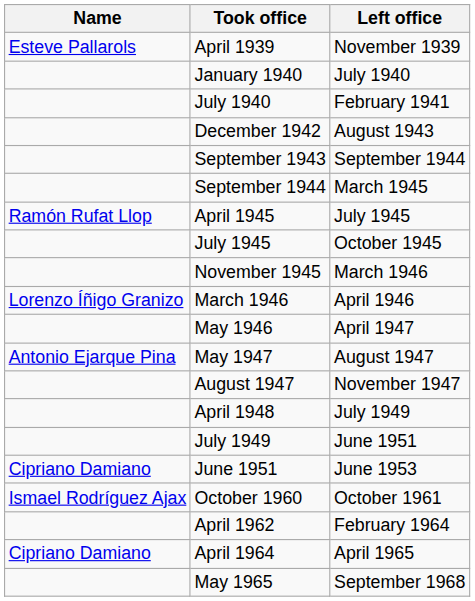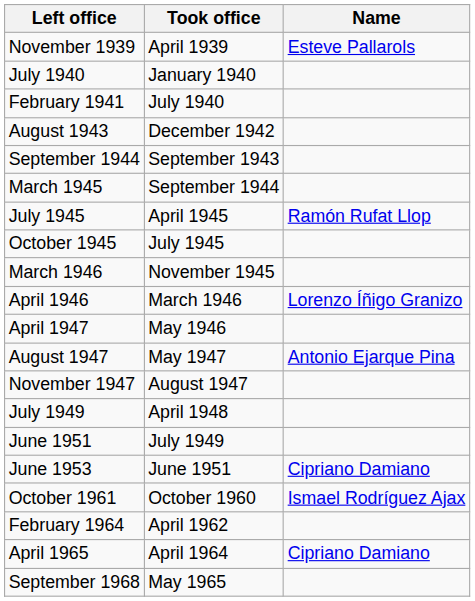columns swapped: (97, 18) <-> (400, 18)
